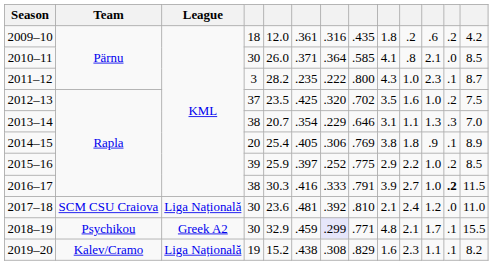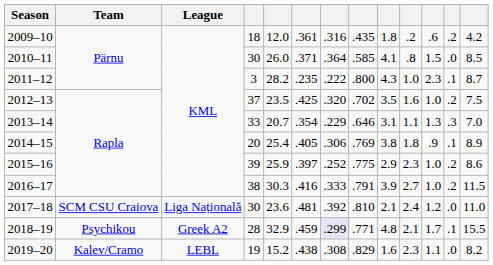(433, 57) 2.1 -> (433, 57) 1.5
(254, 121) 38 -> (254, 121) 33
(411, 164) 2.2 -> (411, 164) 2.3
(474, 164) 8.5 -> (474, 164) 8.6
(452, 185) bold -> (452, 185) normal
(254, 228) 30 -> (254, 228) 28
(203, 249) Liga Națională -> (203, 249) LEBL
(452, 249) .1 -> (452, 249) .0
